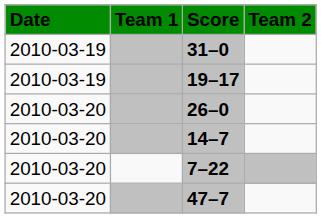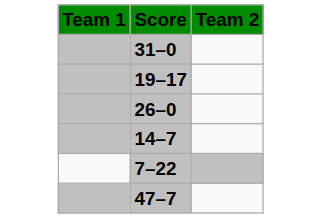- column: (30, 20)
